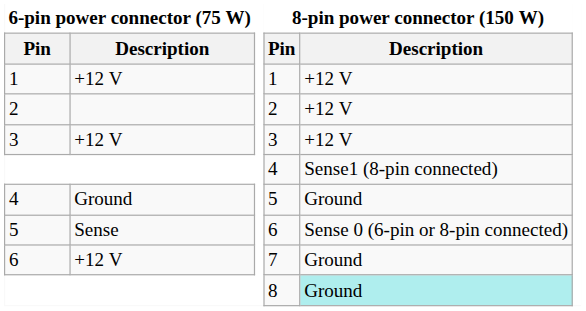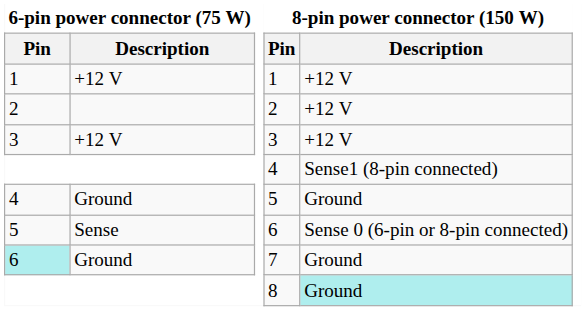(14, 259) no background -> (14, 259) paleturquoise background
(98, 259) +12 V -> (103, 259) Ground
